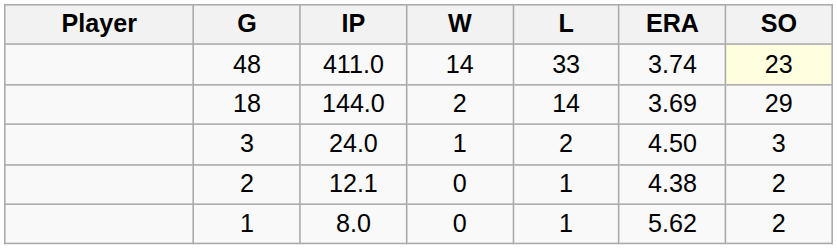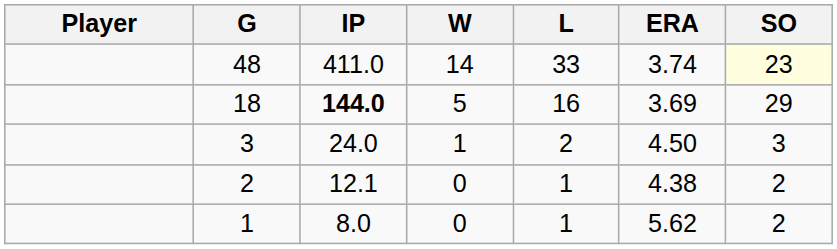(353, 104) normal -> (353, 104) bold
(460, 104) 2 -> (460, 104) 5
(566, 104) 14 -> (566, 104) 16
